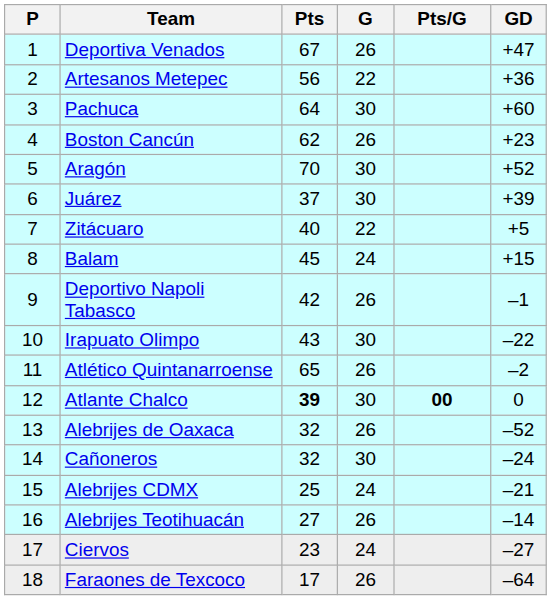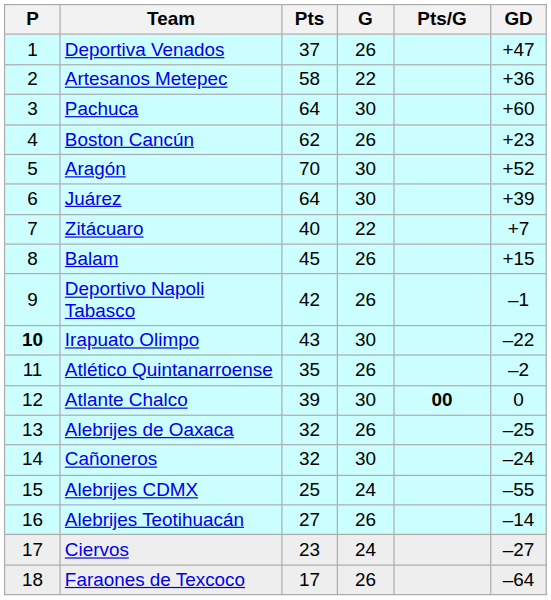(310, 49) 67 -> (310, 49) 37
(310, 79) 56 -> (310, 79) 58
(310, 199) 37 -> (310, 199) 64
(519, 229) +5 -> (519, 229) +7
(365, 259) 24 -> (365, 259) 26
(33, 340) normal -> (33, 340) bold
(310, 370) 65 -> (310, 370) 35
(310, 400) bold -> (310, 400) normal
(519, 429) –52 -> (519, 429) –25
(519, 489) –21 -> (519, 489) –55
